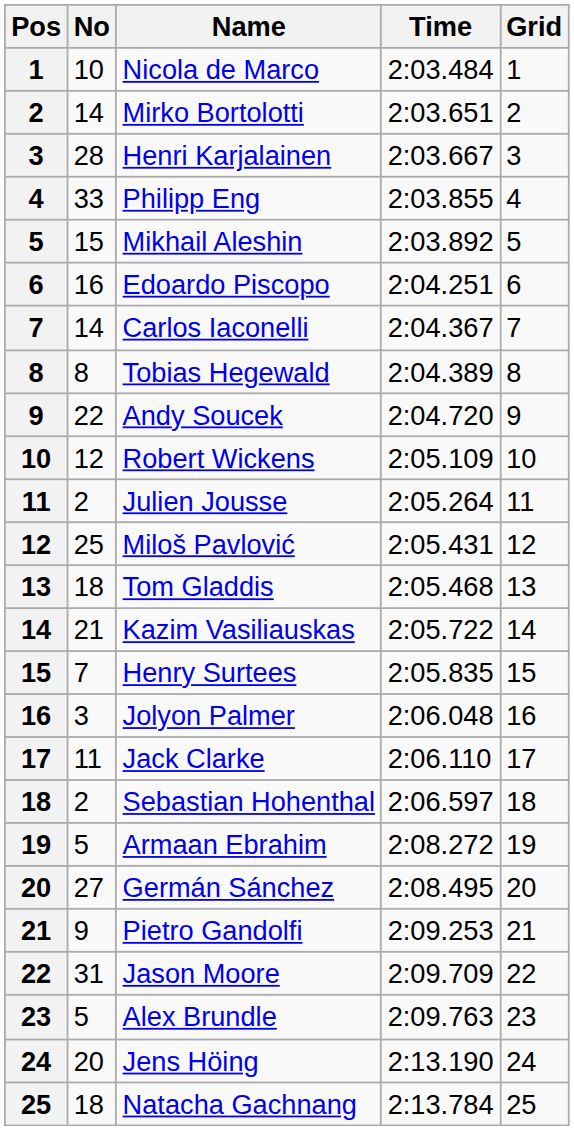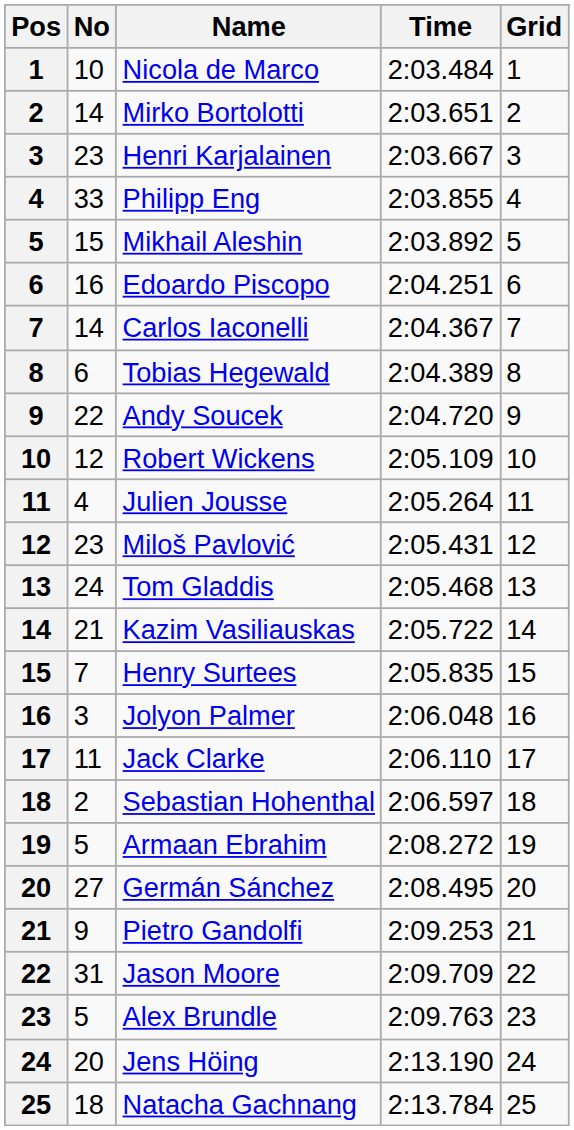(89, 156) 28 -> (89, 156) 23
(81, 371) 8 -> (81, 371) 6
(81, 500) 2 -> (81, 500) 4
(89, 543) 25 -> (89, 543) 23
(89, 587) 18 -> (89, 587) 24
